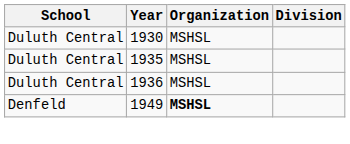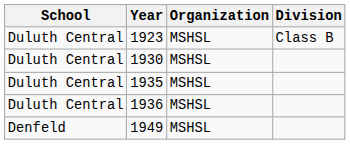+ row: (147, 38)
(190, 106) bold -> (190, 128) normal
